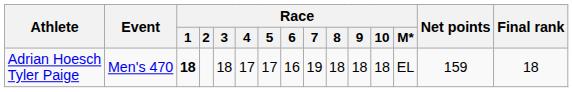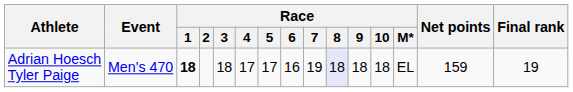(337, 68) no background -> (337, 68) lavender background
(531, 68) 18 -> (531, 68) 19
